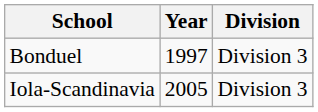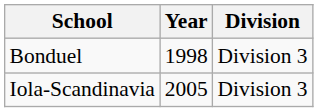(186, 55) 1997 -> (186, 55) 1998
